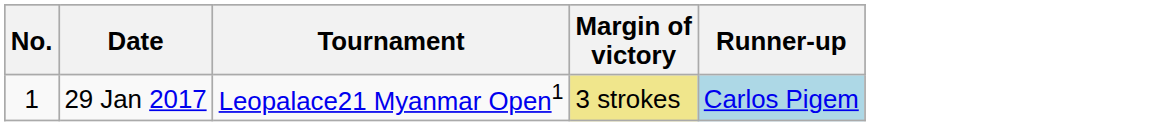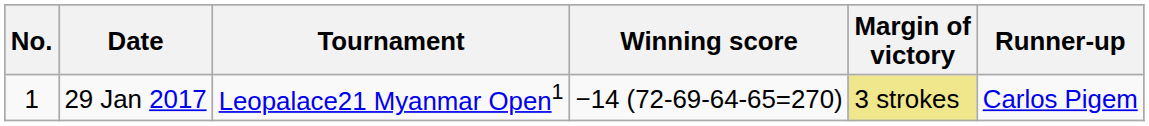+ column: (709, 40)
(781, 98) lightblue background -> (1060, 98) no background
